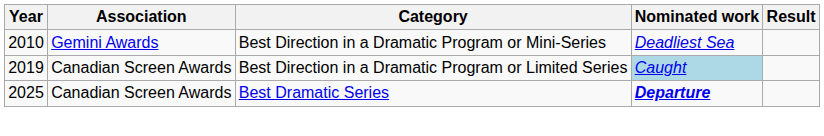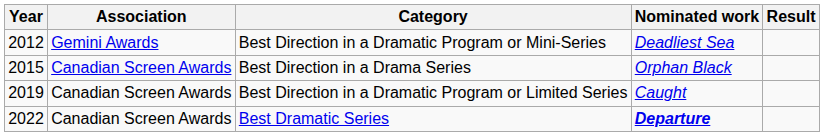(26, 42) 2010 -> (26, 42) 2012
+ row: (355, 67)
(661, 67) lightblue background -> (661, 93) no background
(26, 93) 2025 -> (26, 118) 2022
